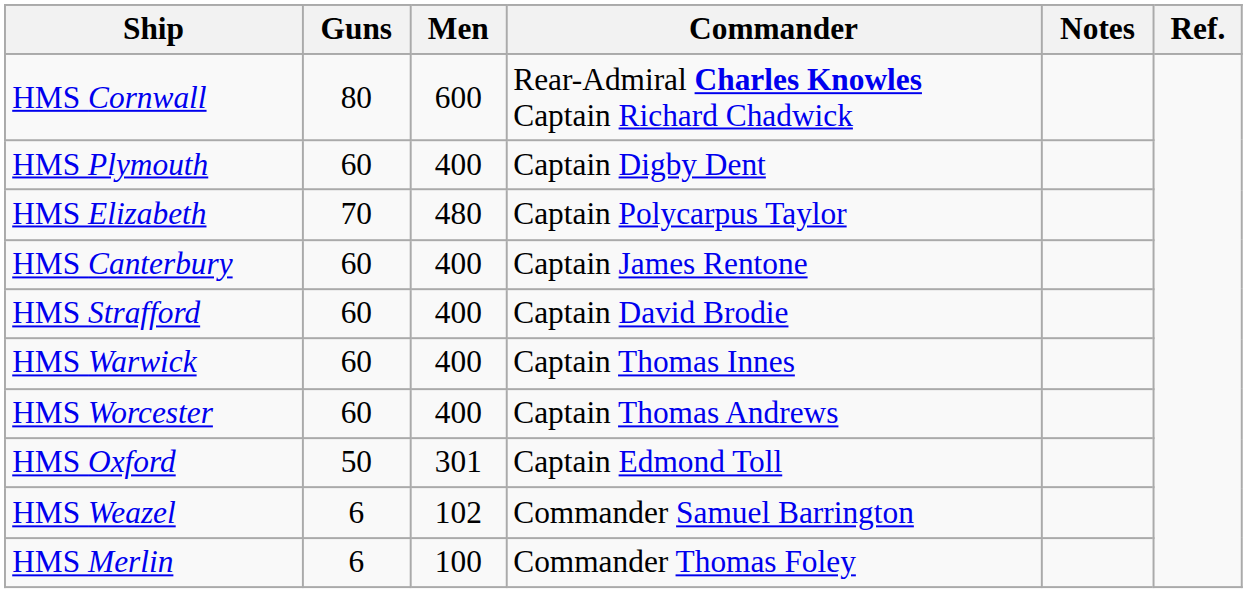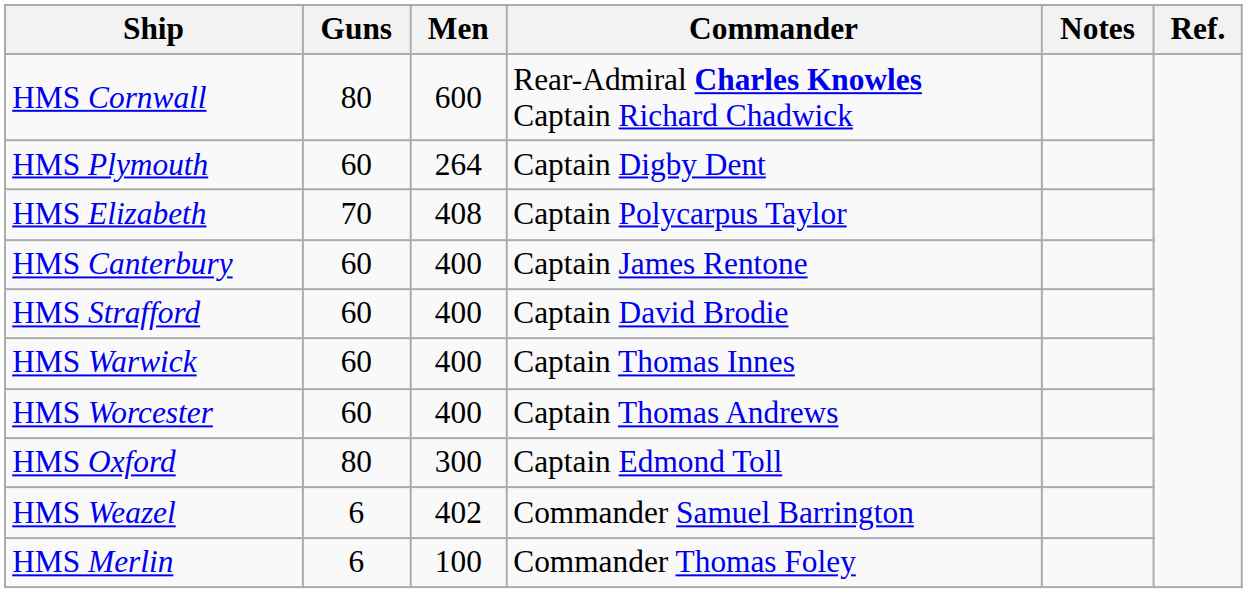(458, 164) 400 -> (458, 164) 264
(458, 213) 480 -> (458, 213) 408
(356, 462) 50 -> (356, 462) 80
(458, 462) 301 -> (458, 462) 300
(458, 512) 102 -> (458, 512) 402
